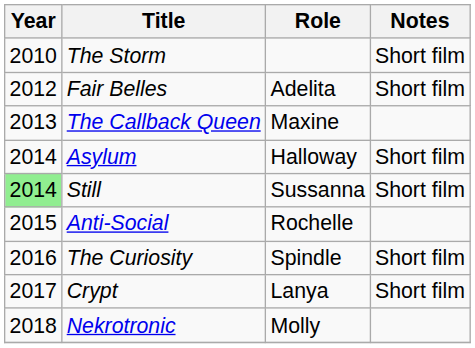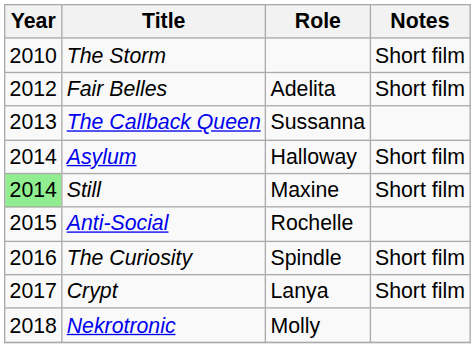(305, 122) Maxine -> (318, 122) Sussanna
(318, 190) Sussanna -> (305, 190) Maxine
